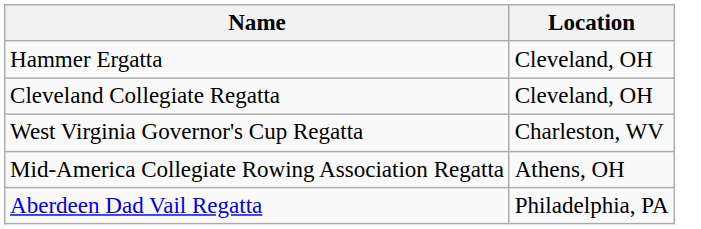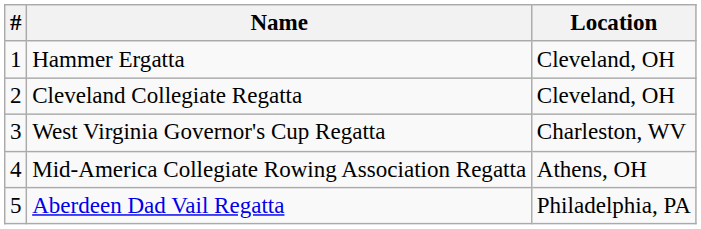+ column: (16, 22)
